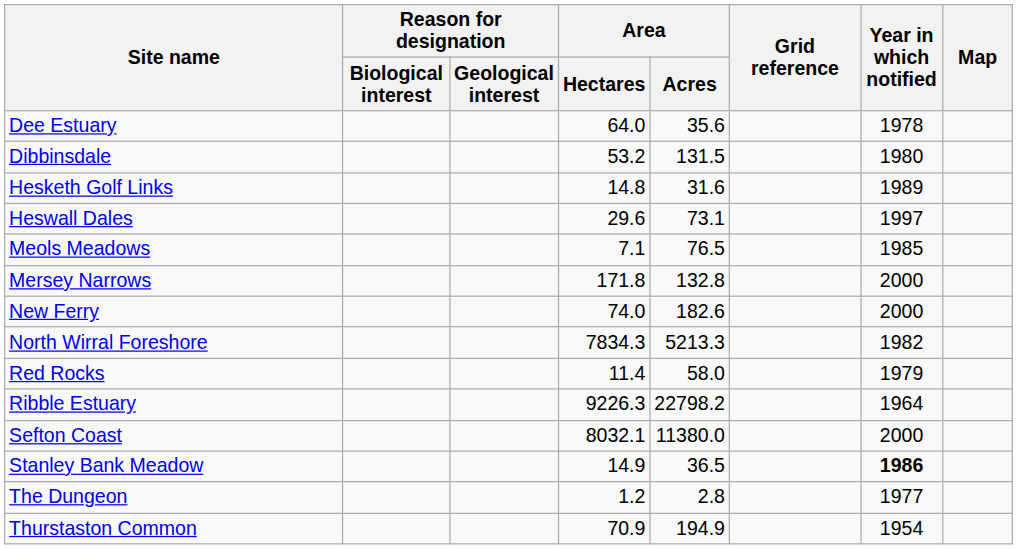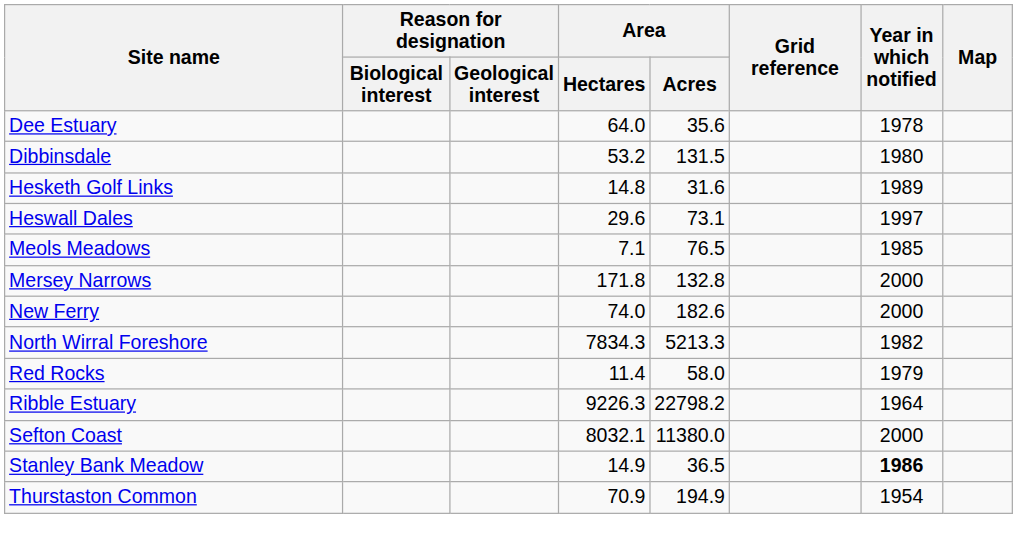- row: (68, 497)
